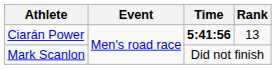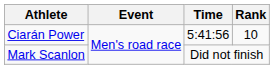(209, 35) bold -> (208, 35) normal
(252, 35) 13 -> (251, 35) 10
